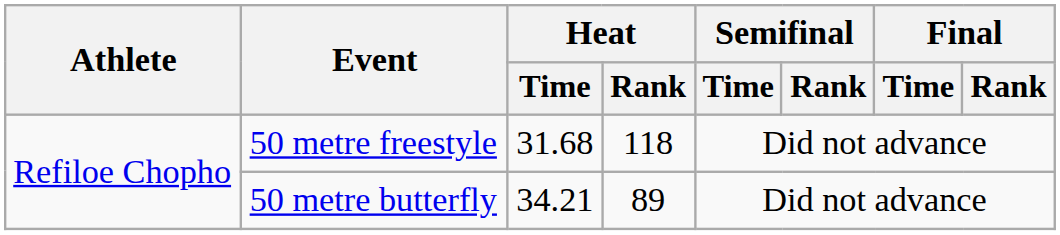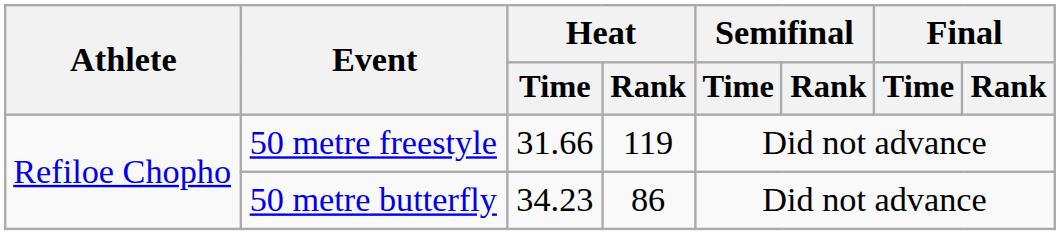(555, 143) 31.68 -> (555, 143) 31.66
(648, 143) 118 -> (648, 143) 119
(555, 199) 34.21 -> (555, 199) 34.23
(648, 199) 89 -> (648, 199) 86
